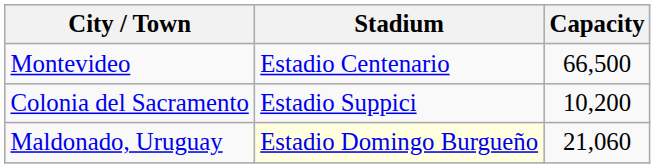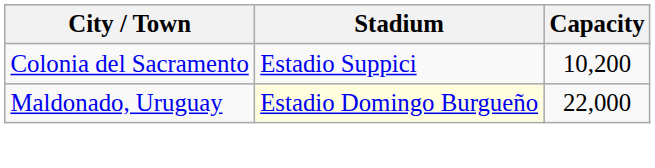- row: (70, 63)
(597, 142) 21,060 -> (597, 102) 22,000
